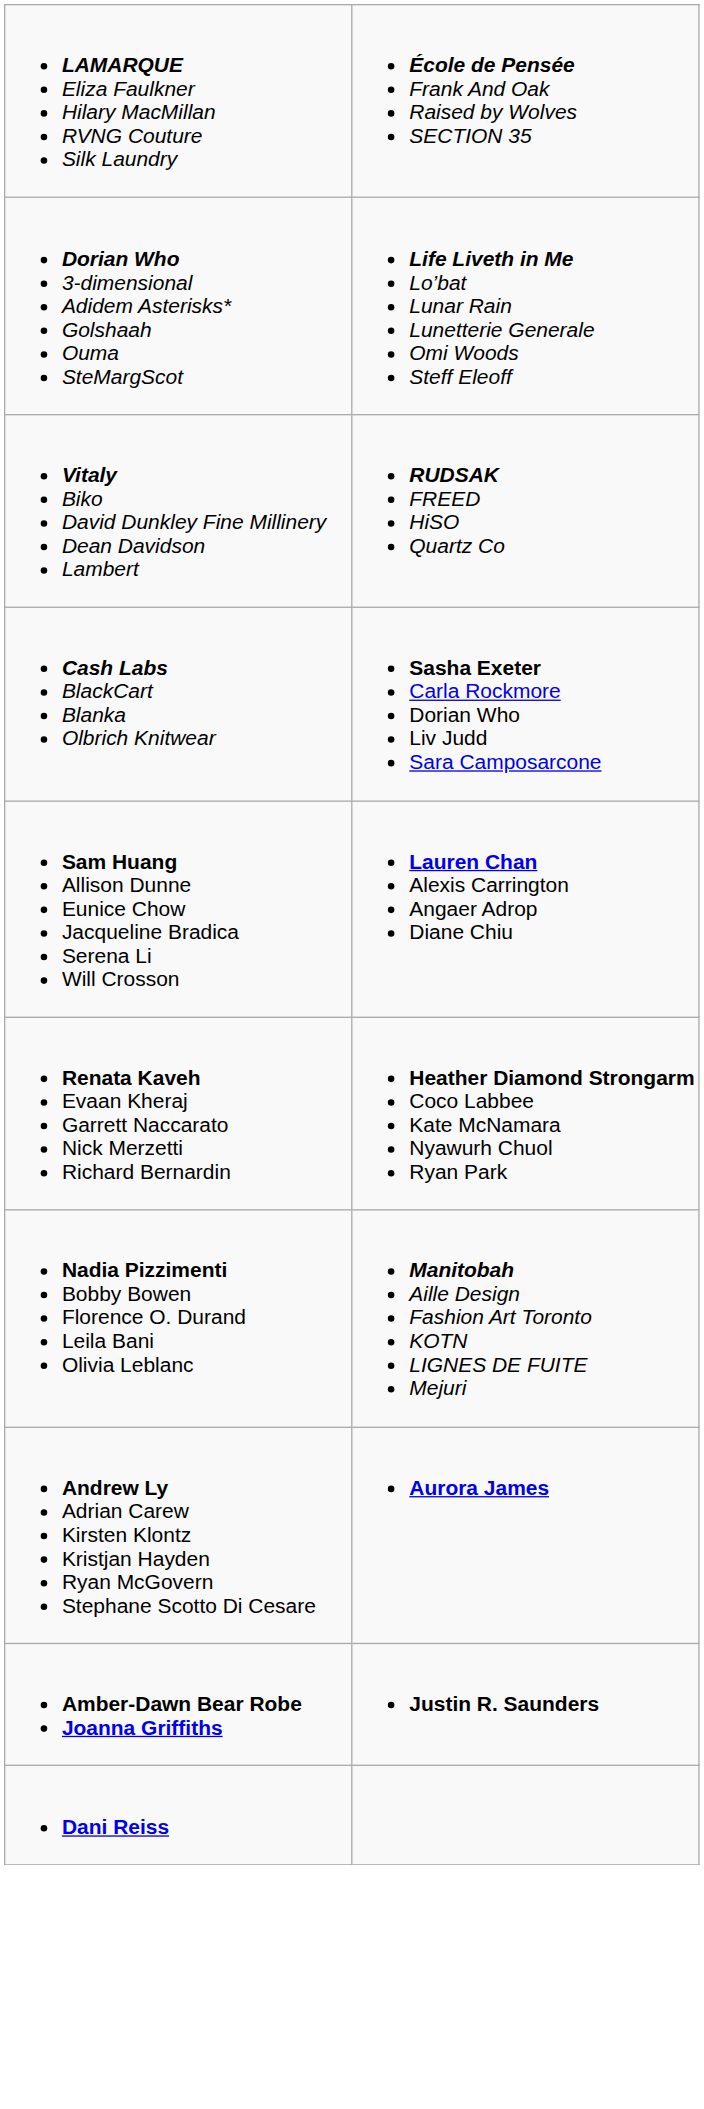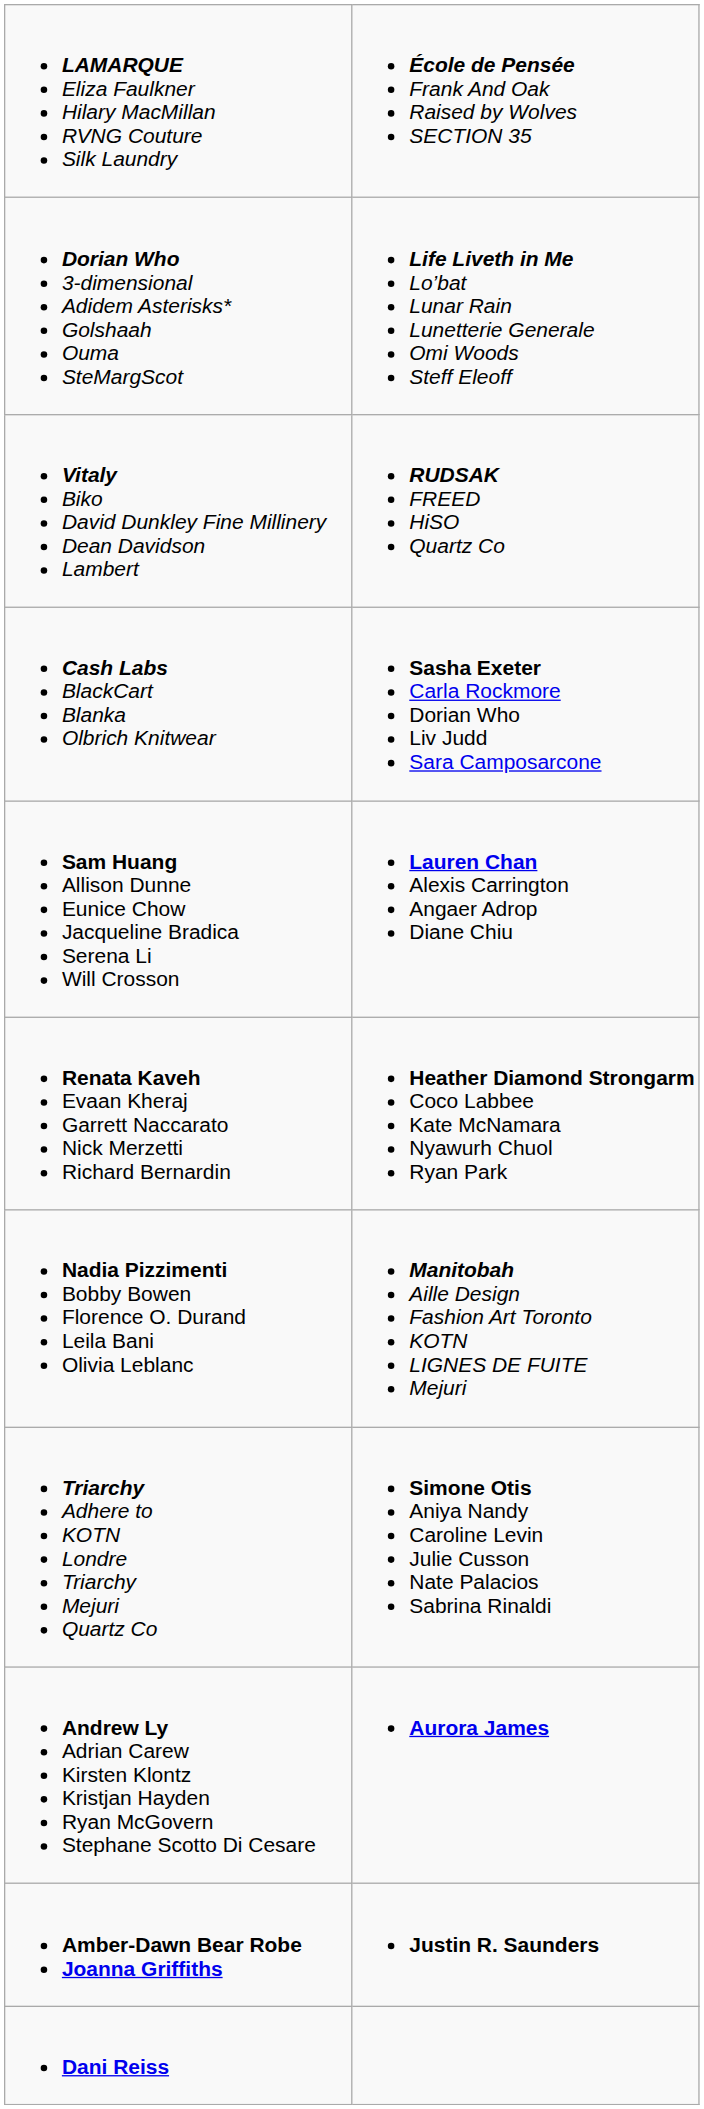+ row: (178, 1559)
